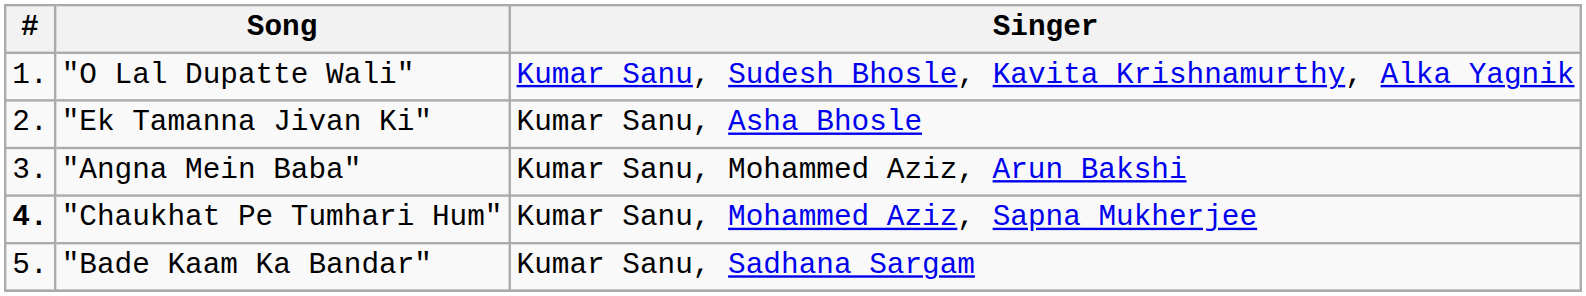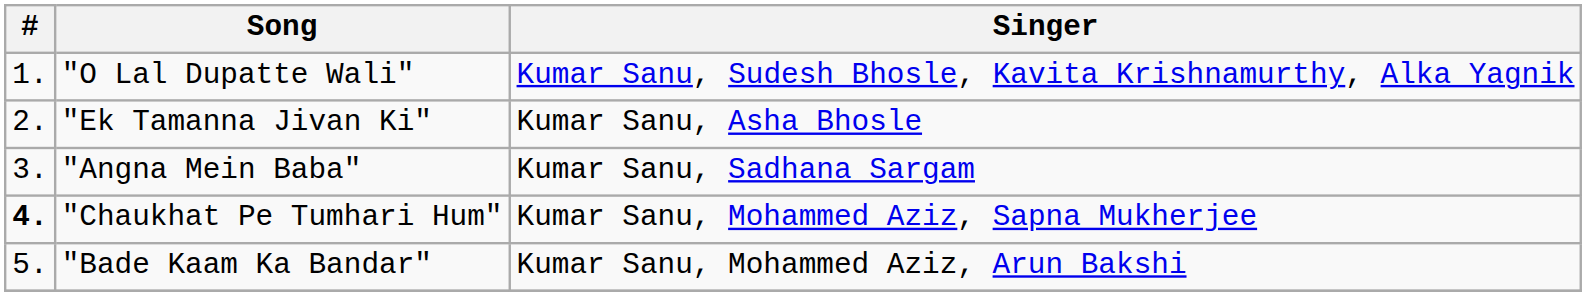(852, 172) Kumar Sanu, Mohammed Aziz, Arun Bakshi -> (746, 172) Kumar Sanu, Sadhana Sargam
(746, 267) Kumar Sanu, Sadhana Sargam -> (852, 267) Kumar Sanu, Mohammed Aziz, Arun Bakshi
